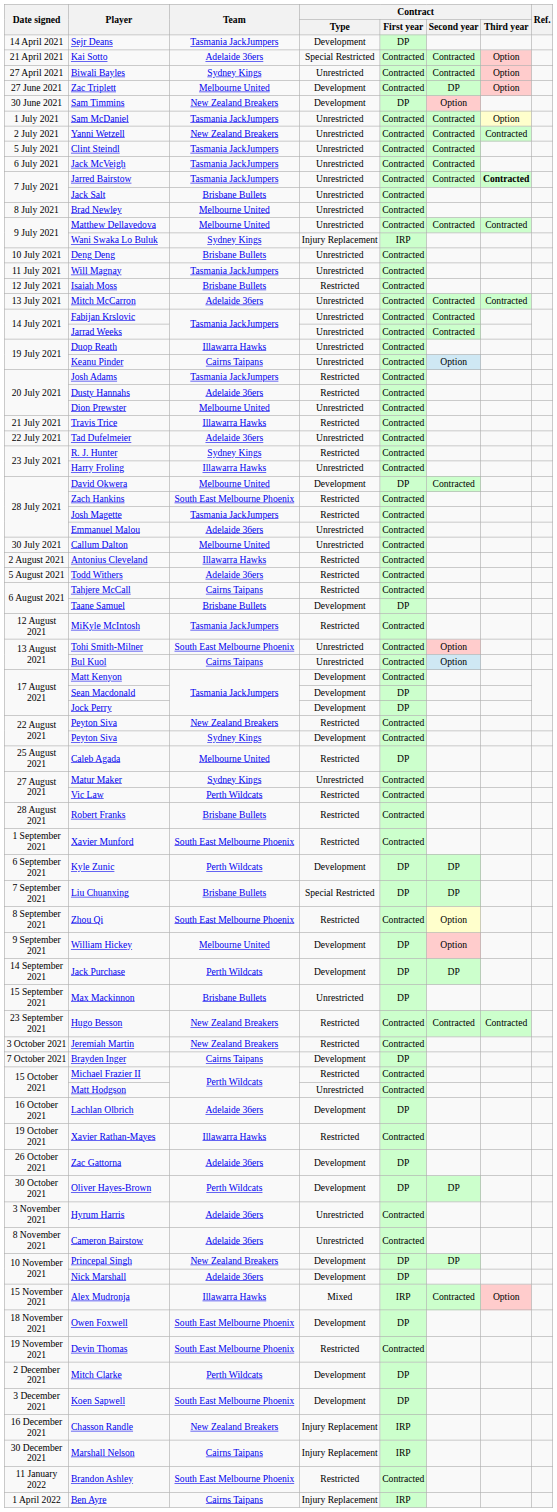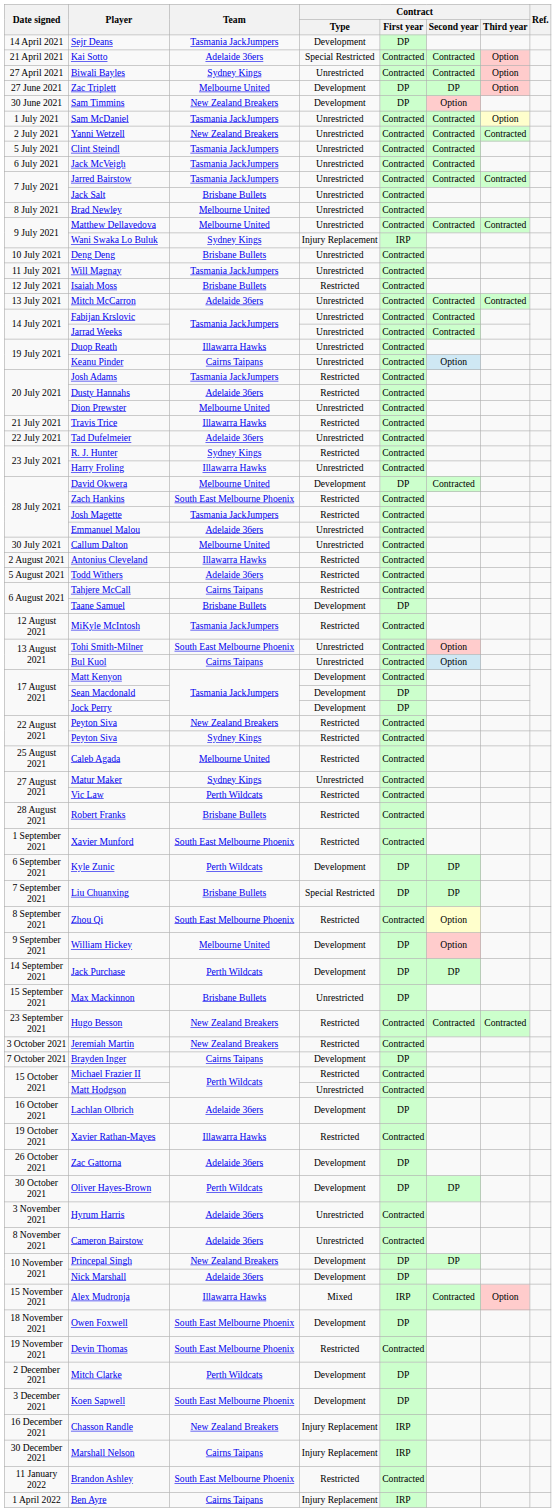(403, 88) Contracted -> (403, 88) DP
(506, 179) bold -> (505, 179) normal
(340, 738) Development -> (340, 738) Restricted
(403, 759) DP -> (403, 759) Contracted
